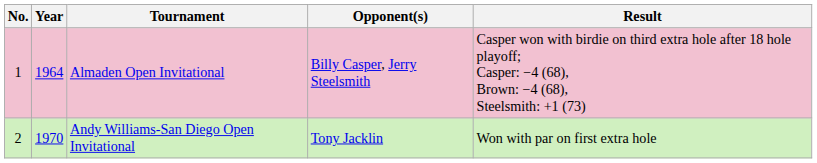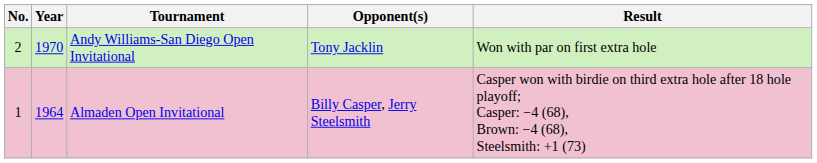rows swapped: (147, 73) <-> (162, 138)
